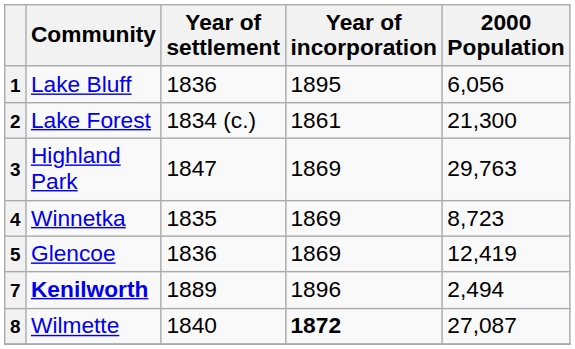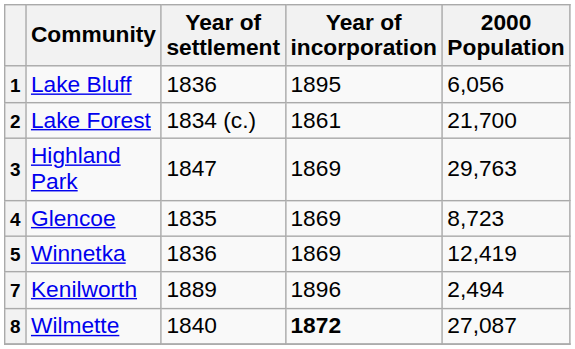(482, 120) 21,300 -> (482, 120) 21,700
(78, 217) Winnetka -> (73, 217) Glencoe
(73, 253) Glencoe -> (78, 253) Winnetka
(90, 289) bold -> (84, 289) normal
